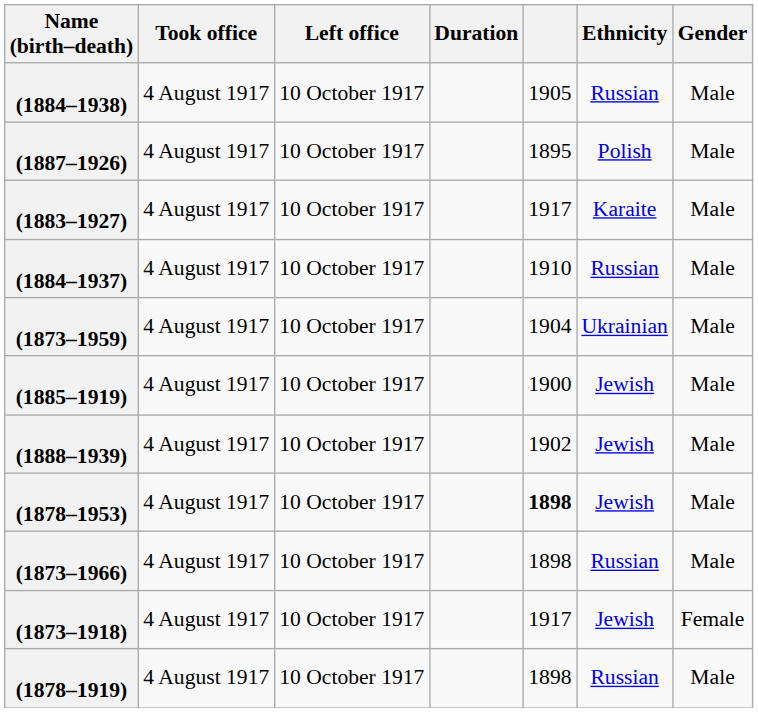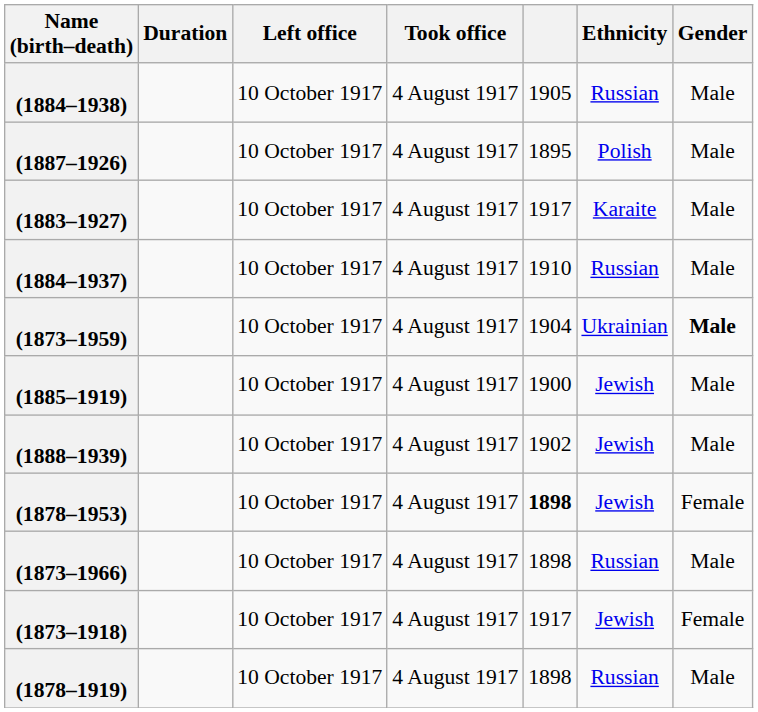columns swapped: (206, 33) <-> (476, 33)
(713, 326) normal -> (713, 326) bold
(713, 502) Male -> (713, 502) Female
